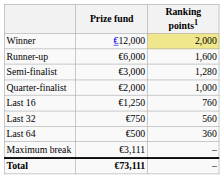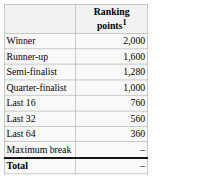- column: (112, 19)
(206, 41) khaki background -> (134, 41) no background
